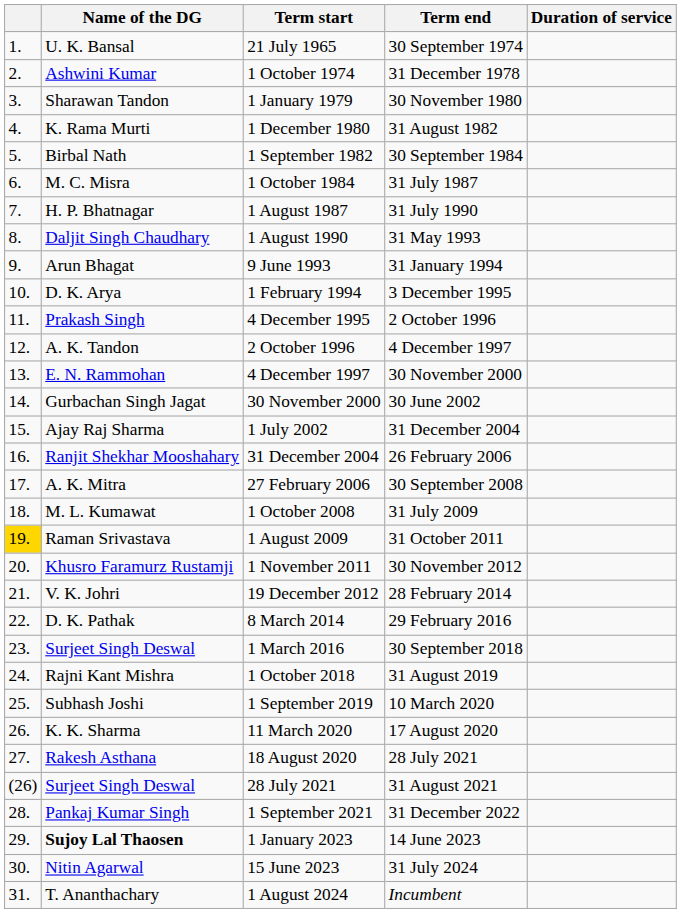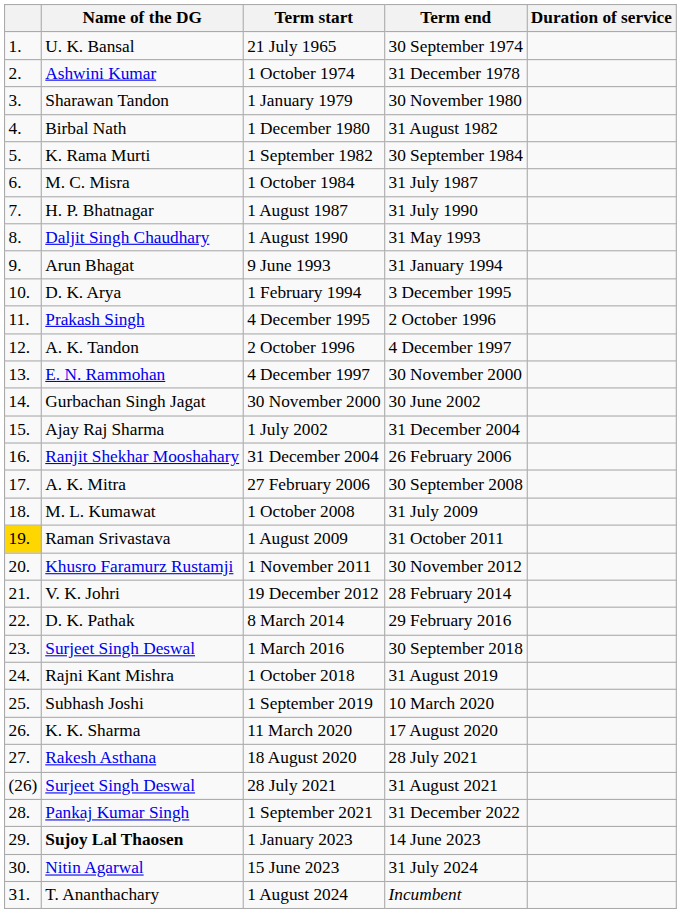(98, 127) K. Rama Murti -> (86, 127) Birbal Nath
(86, 155) Birbal Nath -> (98, 155) K. Rama Murti
